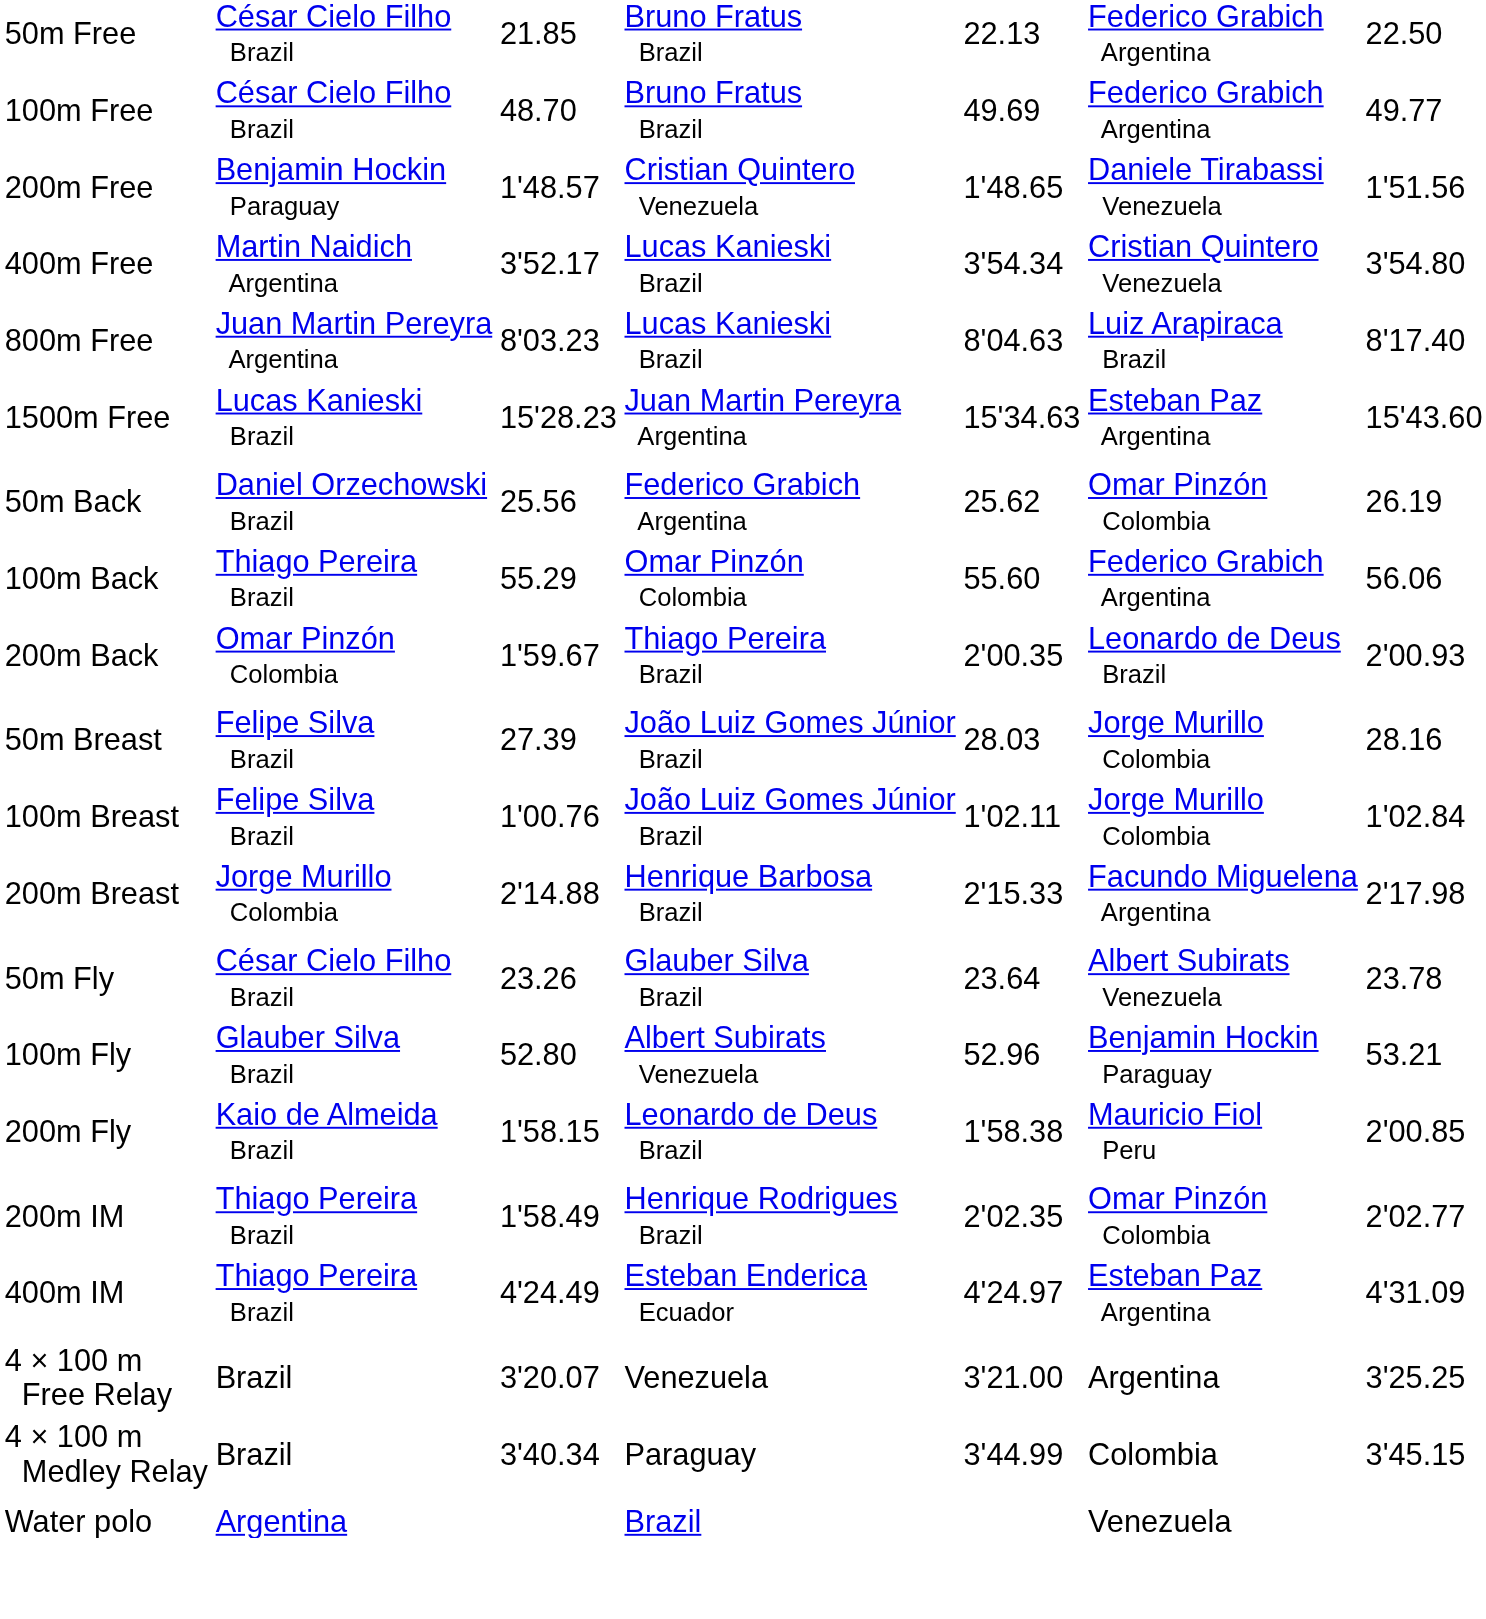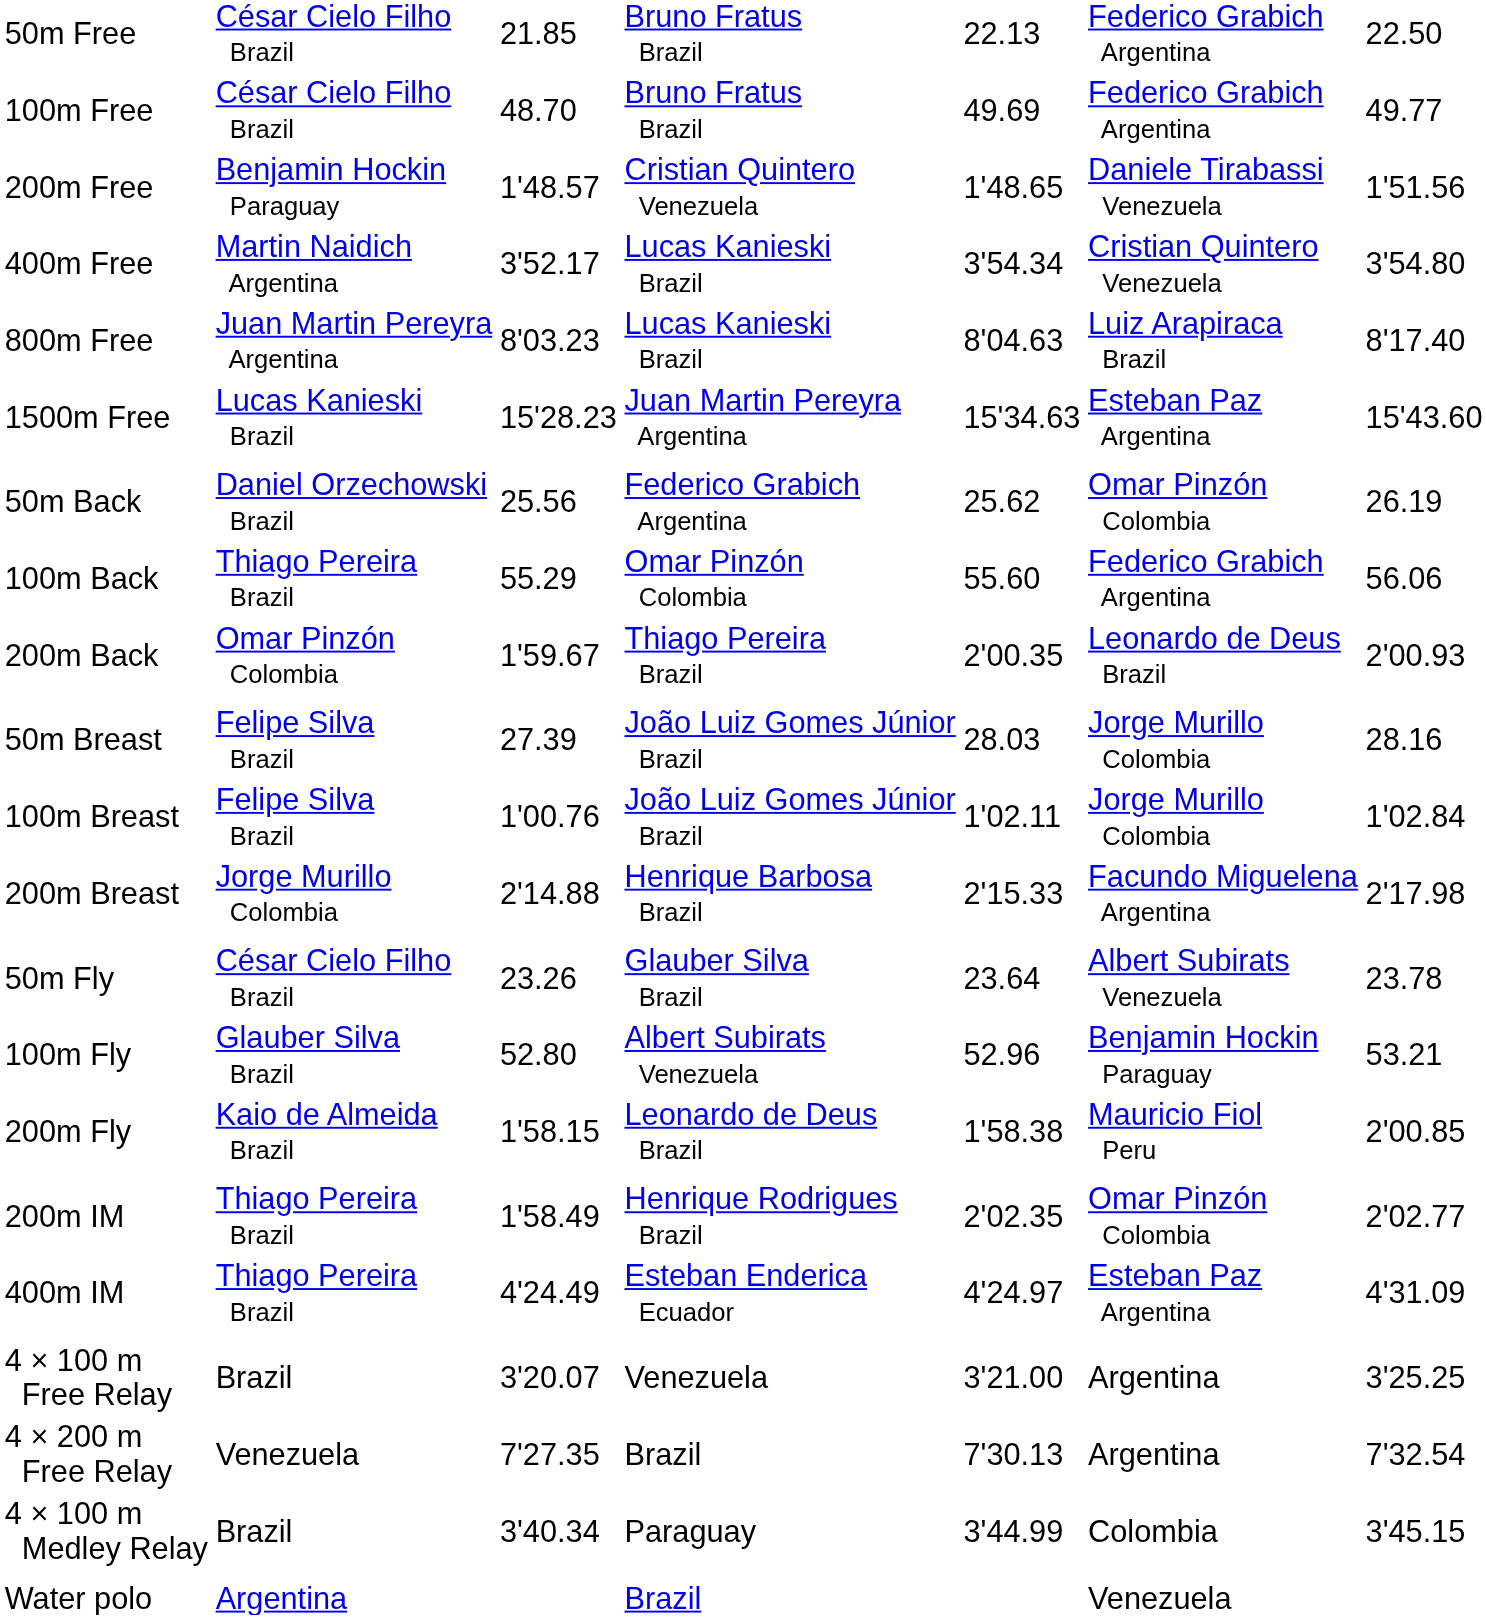+ row: (88, 1454)
